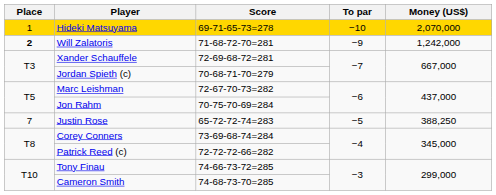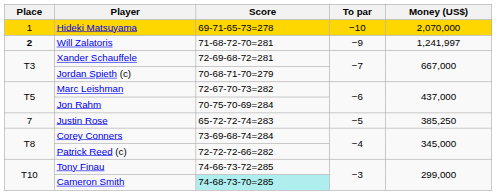(439, 43) 1,242,000 -> (439, 43) 1,241,997
(439, 120) 388,250 -> (439, 120) 385,250
(236, 182) no background -> (236, 182) paleturquoise background
